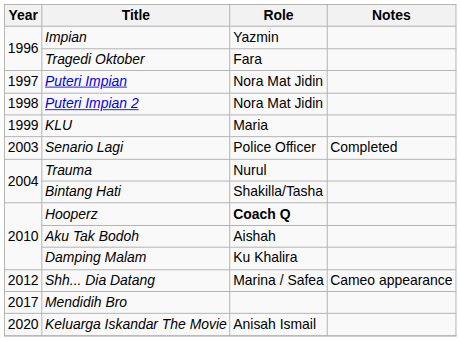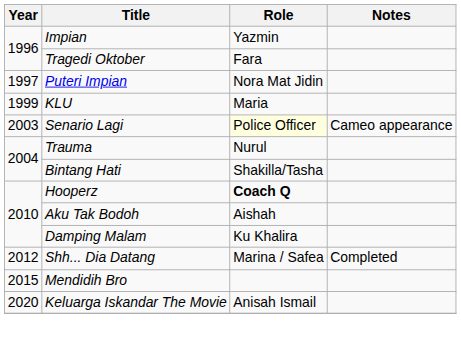- row: (92, 103)
(275, 147) no background -> (275, 125) lightyellow background
(364, 147) Completed -> (391, 125) Cameo appearance
(391, 280) Cameo appearance -> (364, 258) Completed
(23, 302) 2017 -> (23, 280) 2015
